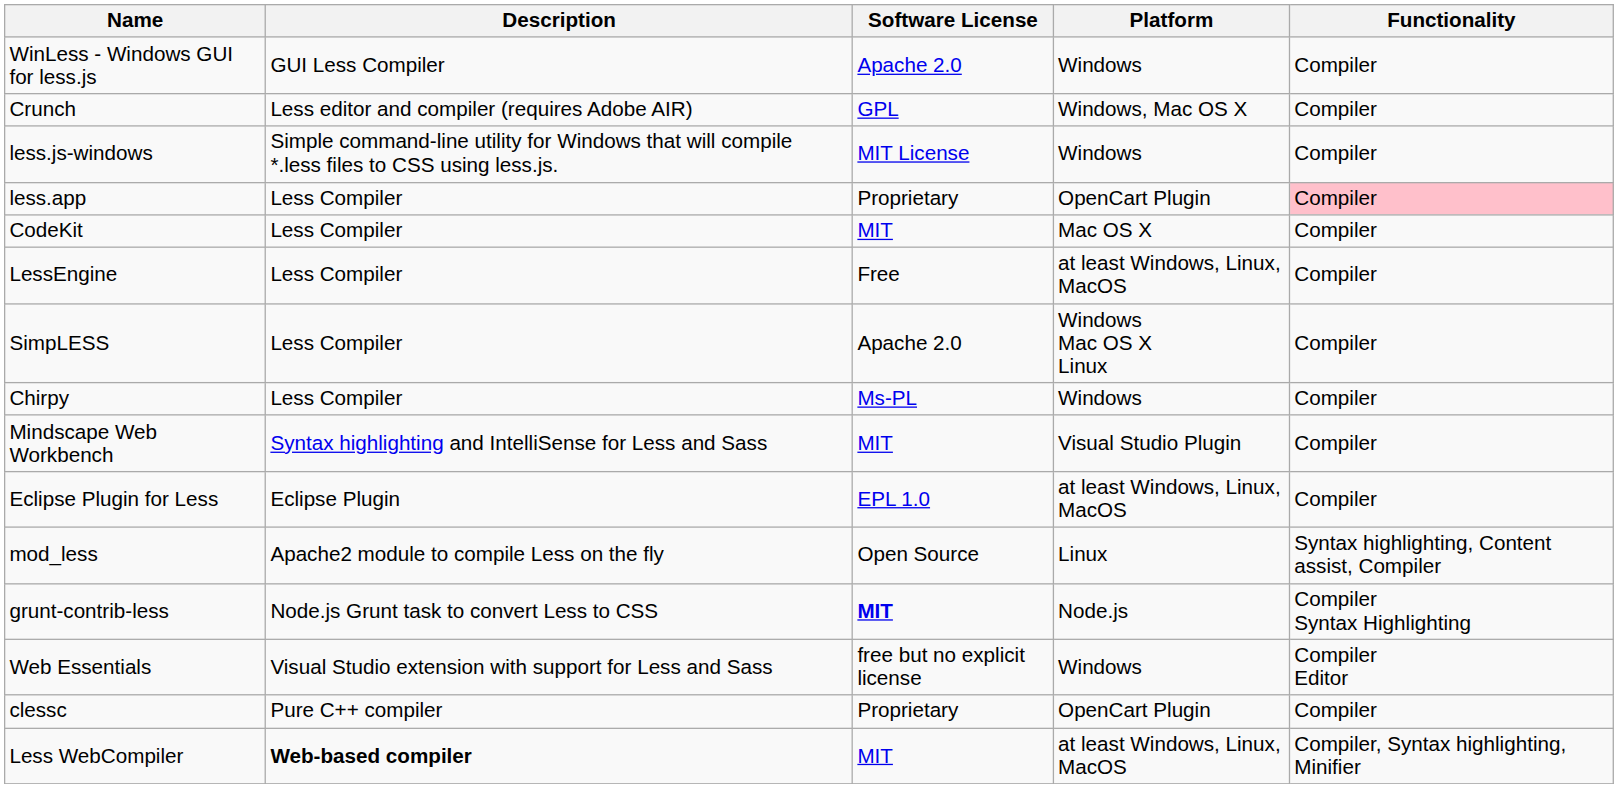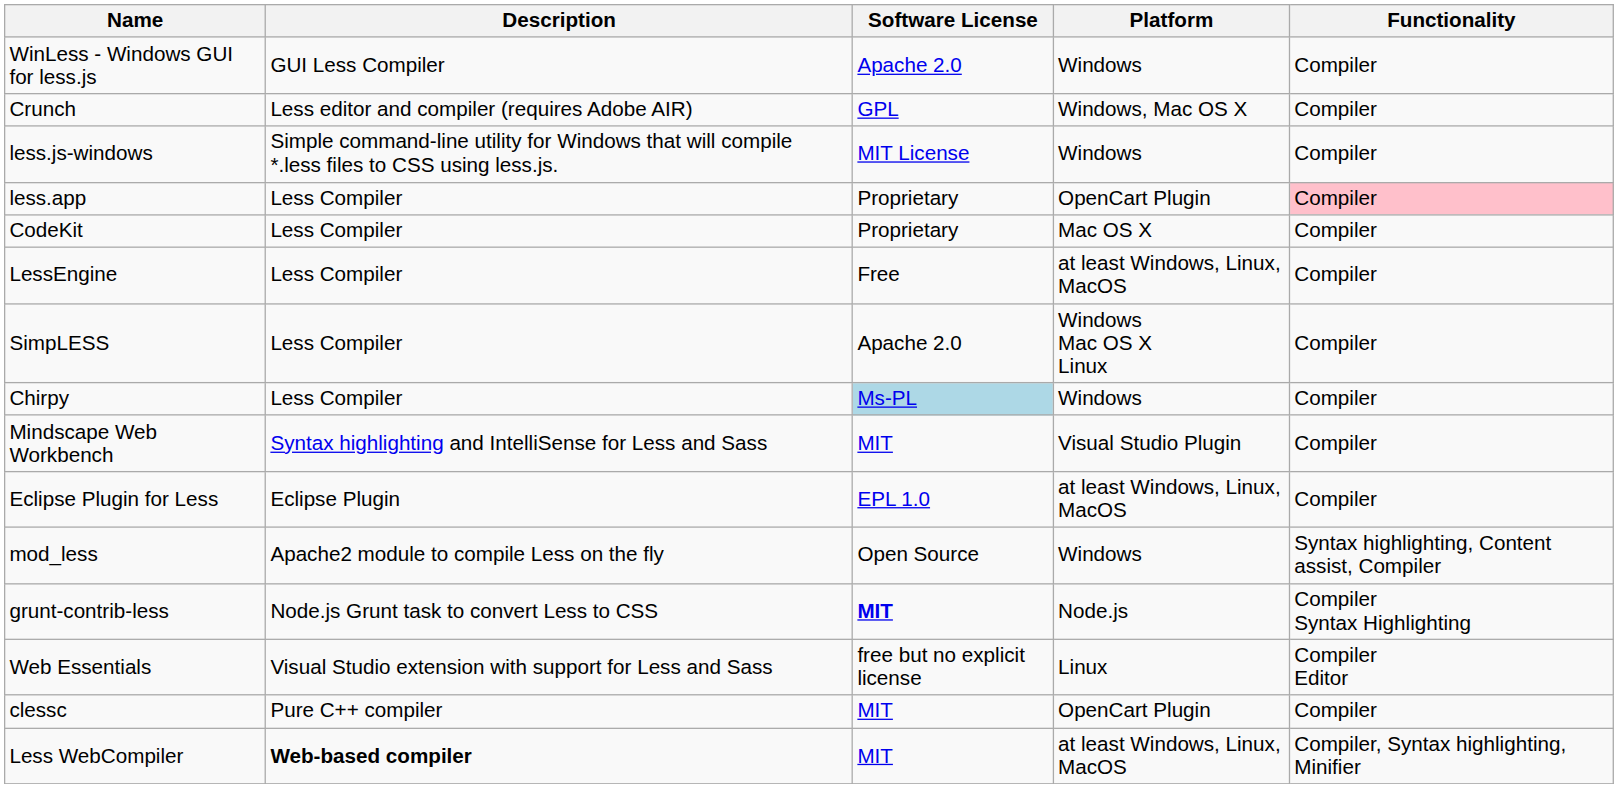(875, 230) MIT -> (908, 230) Proprietary
(887, 398) no background -> (887, 398) lightblue background
(1083, 555) Linux -> (1100, 555) Windows
(1100, 666) Windows -> (1083, 666) Linux
(908, 711) Proprietary -> (875, 711) MIT
